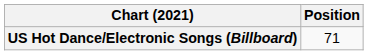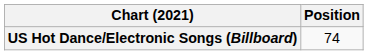(332, 38) 71 -> (332, 38) 74
